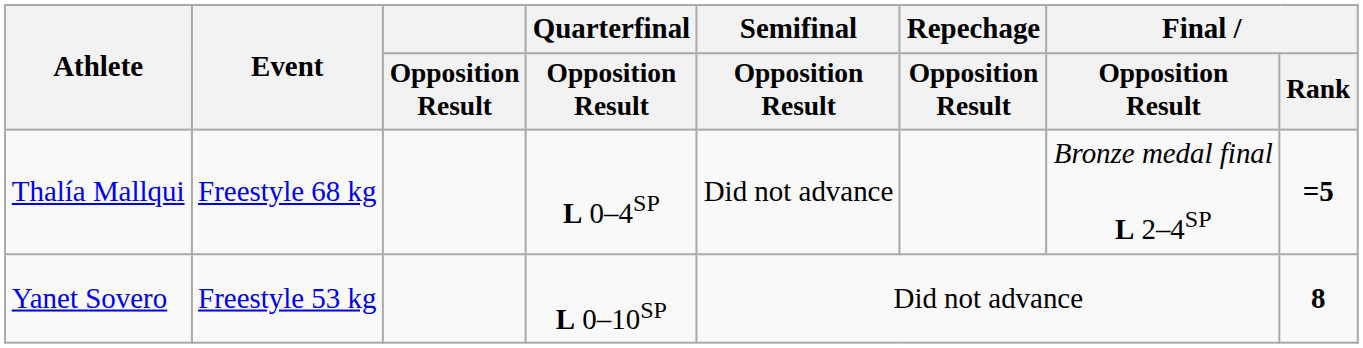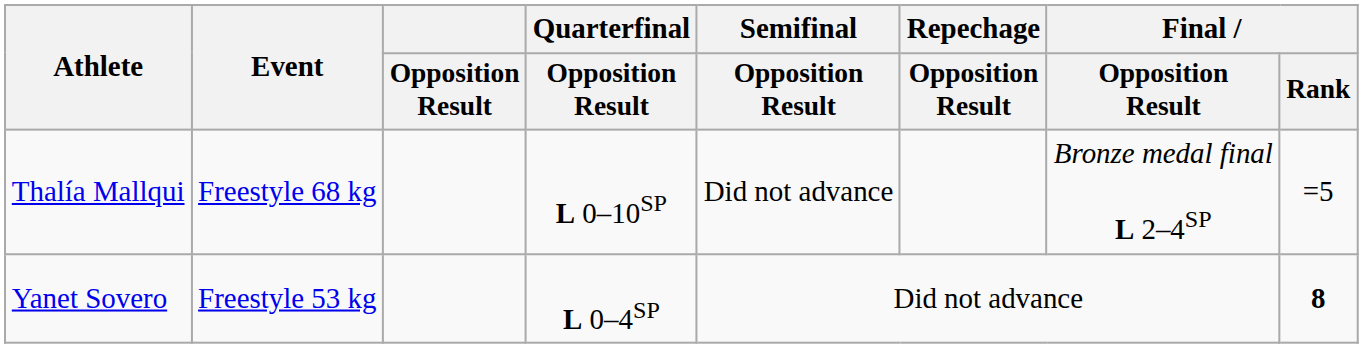(611, 208) L 0–4SP -> (611, 208) L 0–10SP
(1318, 191) bold -> (1318, 191) normal
(611, 315) L 0–10SP -> (611, 315) L 0–4SP
